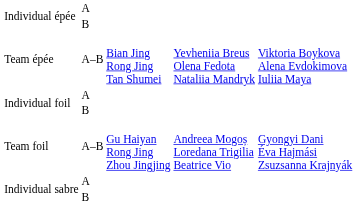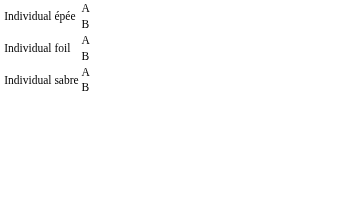- row: (29, 59)
- row: (26, 146)
